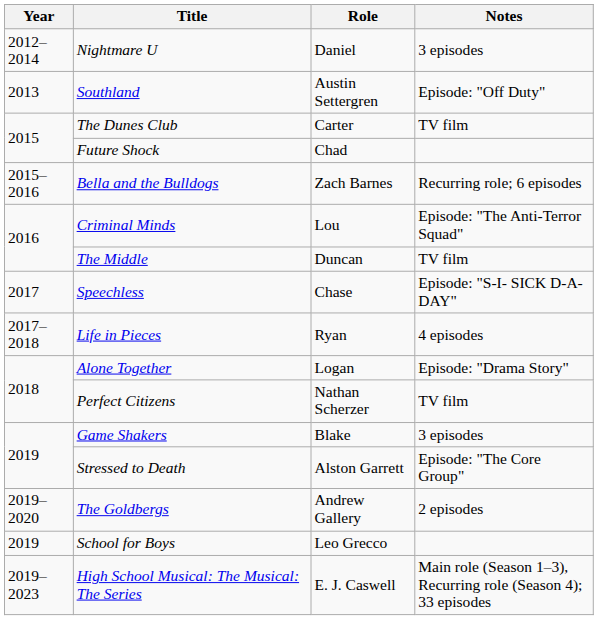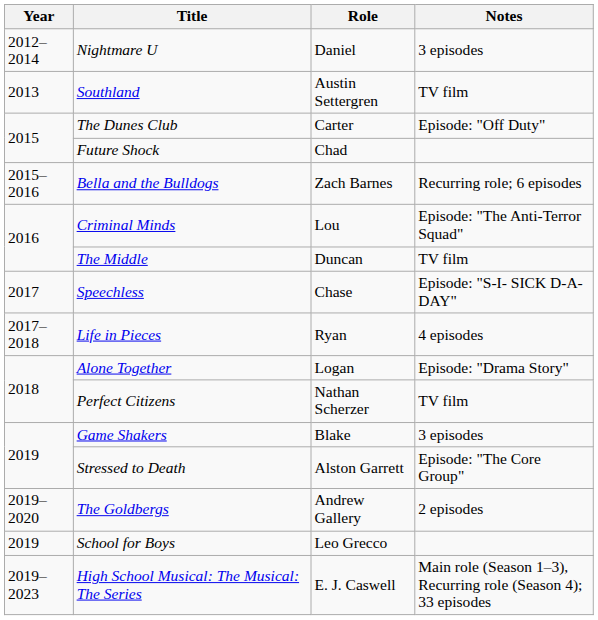(482, 92) Episode: "Off Duty" -> (443, 92) TV film
(443, 125) TV film -> (482, 125) Episode: "Off Duty"
